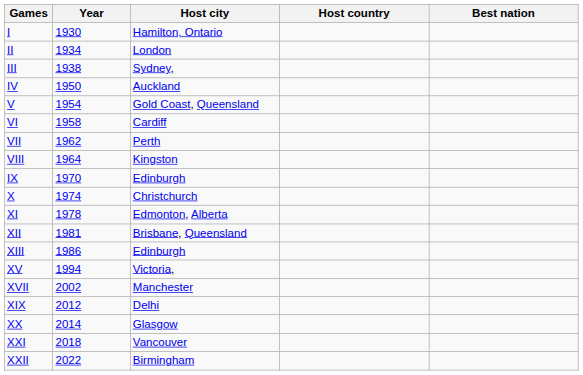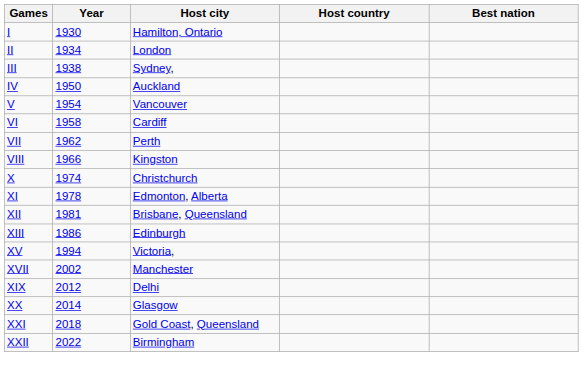(196, 104) Gold Coast, Queensland -> (160, 104) Vancouver
(68, 159) 1964 -> (68, 159) 1966
- row: (12, 178)
(160, 342) Vancouver -> (196, 324) Gold Coast, Queensland
